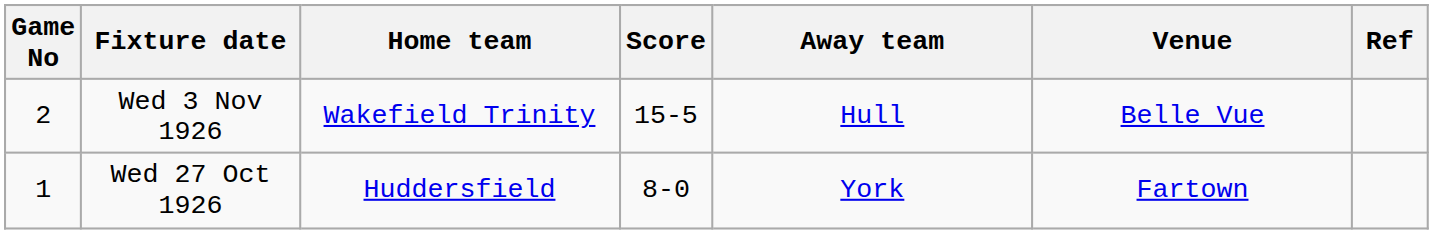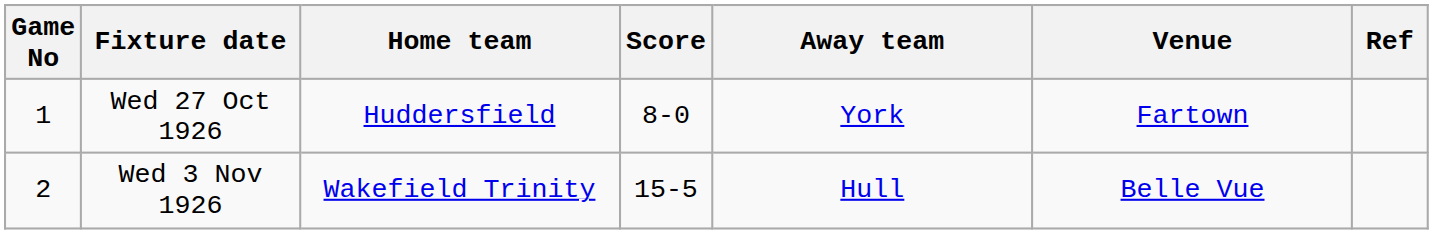rows swapped: (191, 190) <-> (191, 116)
